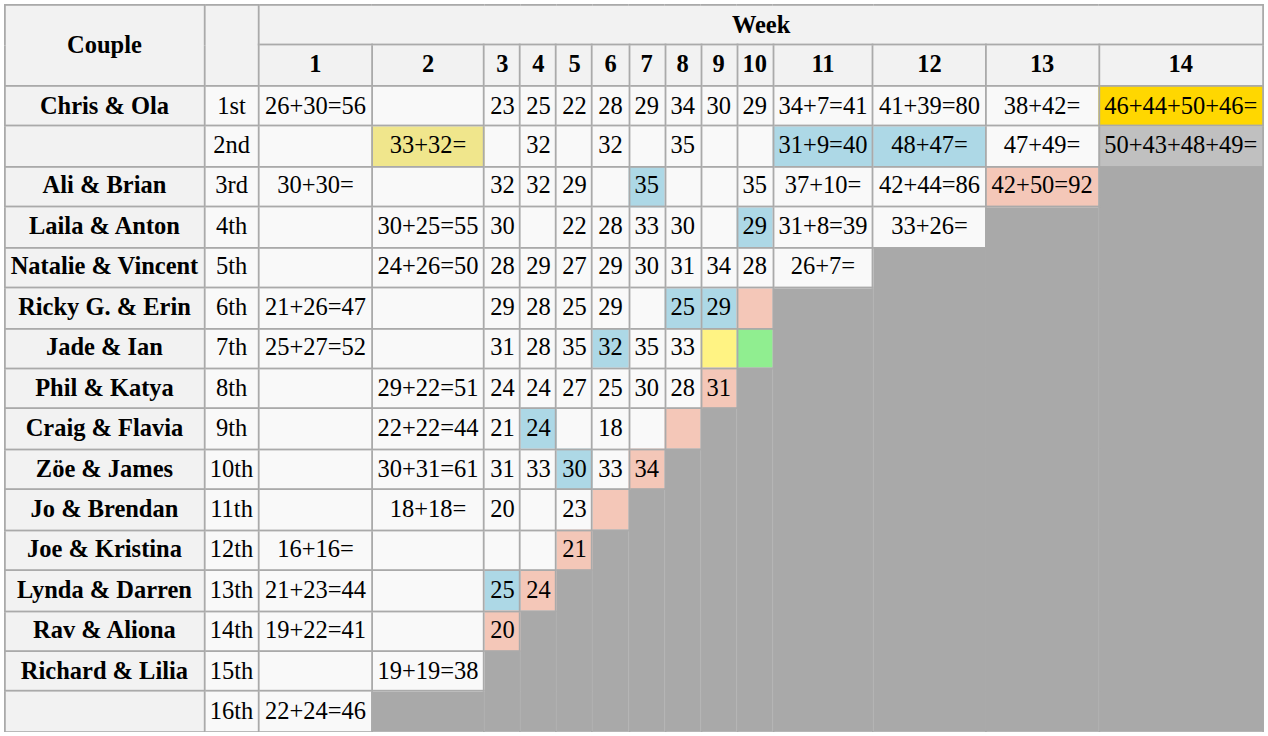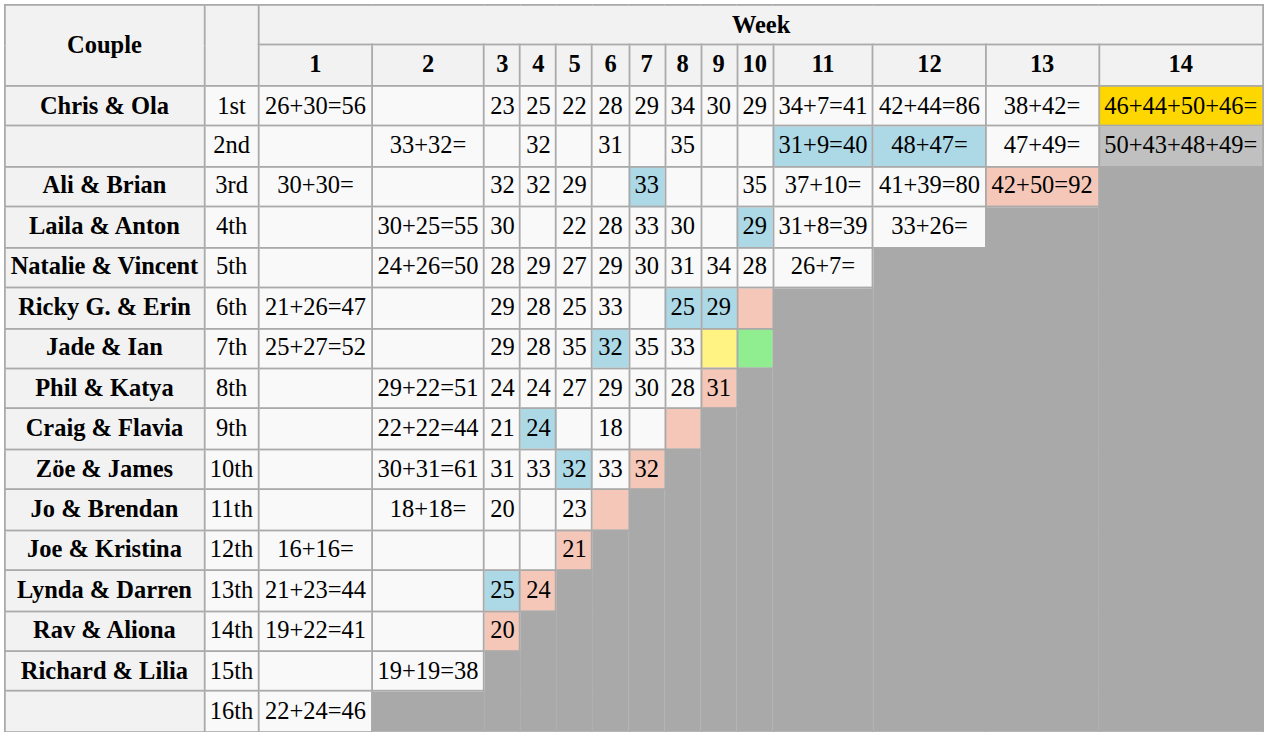(930, 105) 41+39=80 -> (930, 105) 42+44=86
(428, 145) khaki background -> (428, 145) no background
(611, 145) 32 -> (611, 145) 31
(647, 185) 35 -> (647, 185) 33
(930, 185) 42+44=86 -> (930, 185) 41+39=80
(611, 306) 29 -> (611, 306) 33
(502, 347) 31 -> (502, 347) 29
(611, 387) 25 -> (611, 387) 29
(575, 468) 30 -> (575, 468) 32
(647, 468) 34 -> (647, 468) 32
